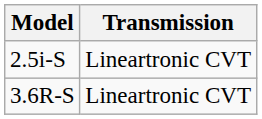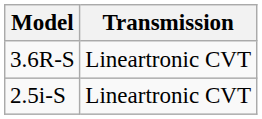rows swapped: (38, 59) <-> (42, 95)
